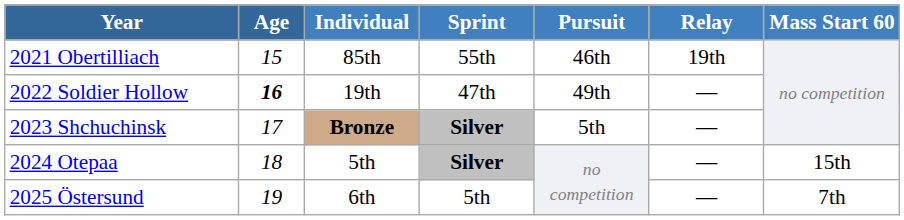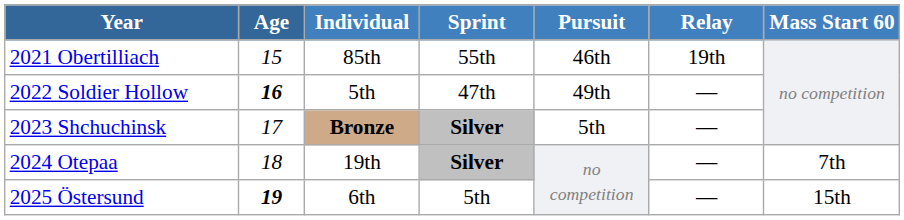(362, 92) 19th -> (362, 92) 5th
(362, 162) 5th -> (362, 162) 19th
(832, 162) 15th -> (832, 162) 7th
(272, 197) normal -> (272, 197) bold
(832, 197) 7th -> (832, 197) 15th
